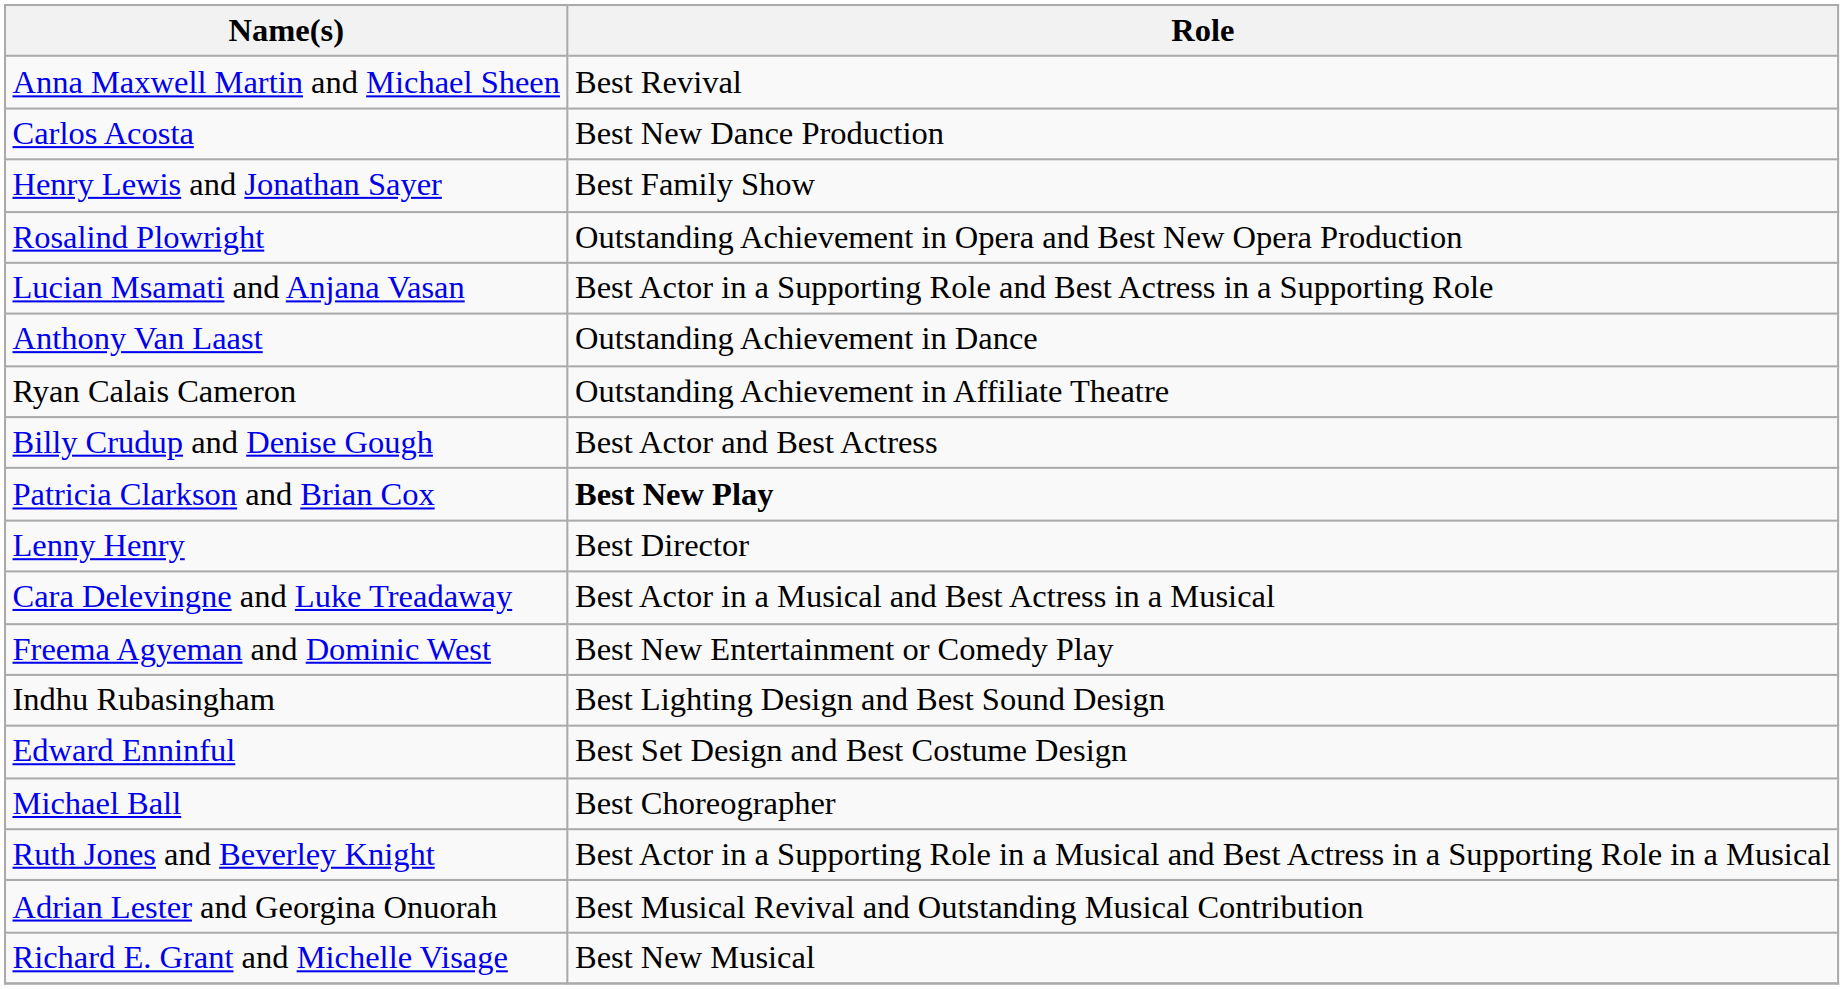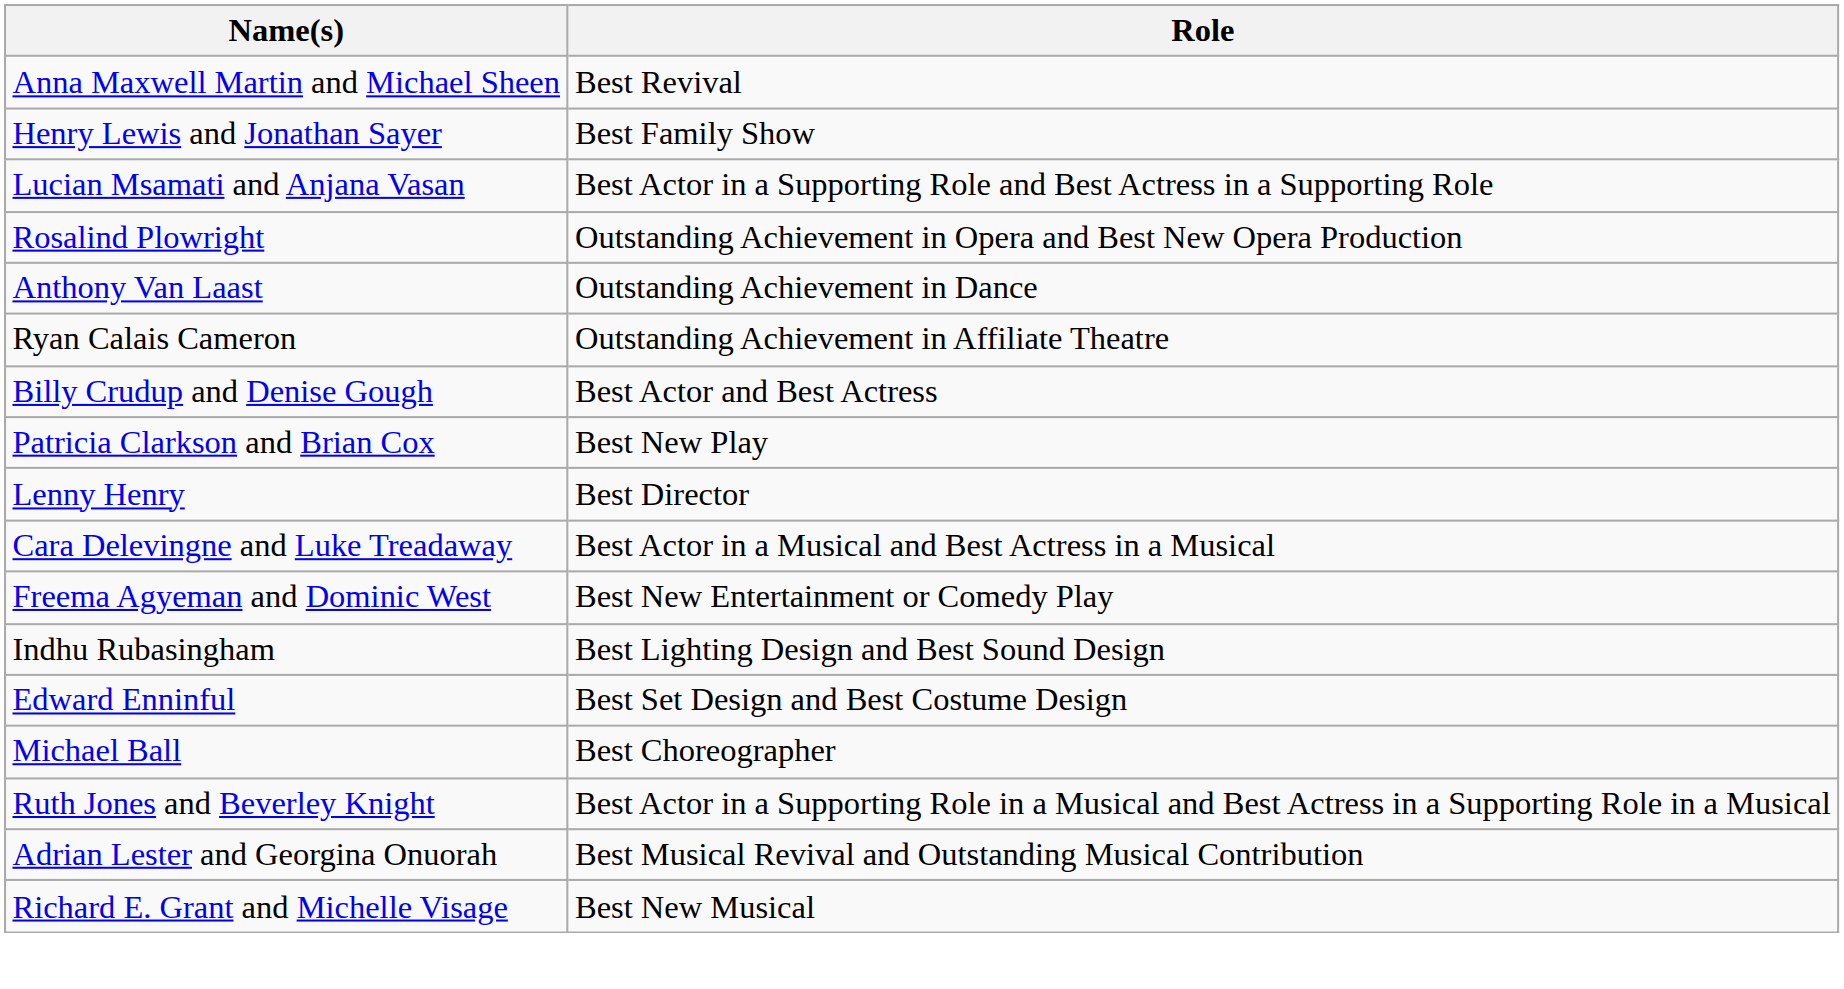- row: (103, 133)
rows swapped: (239, 287) <-> (138, 236)
(674, 493) bold -> (672, 442) normal
